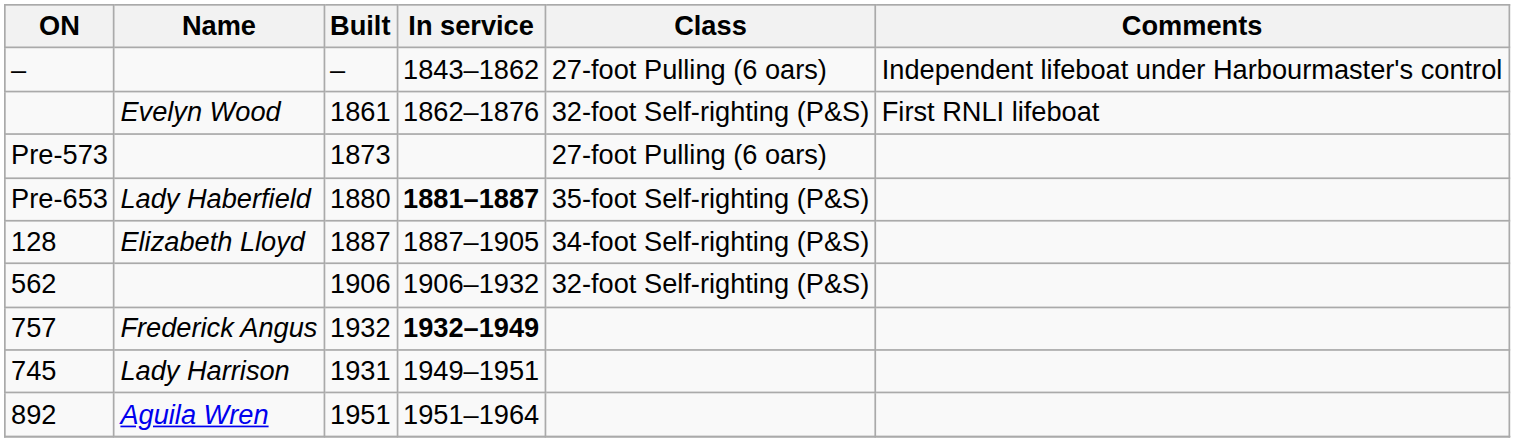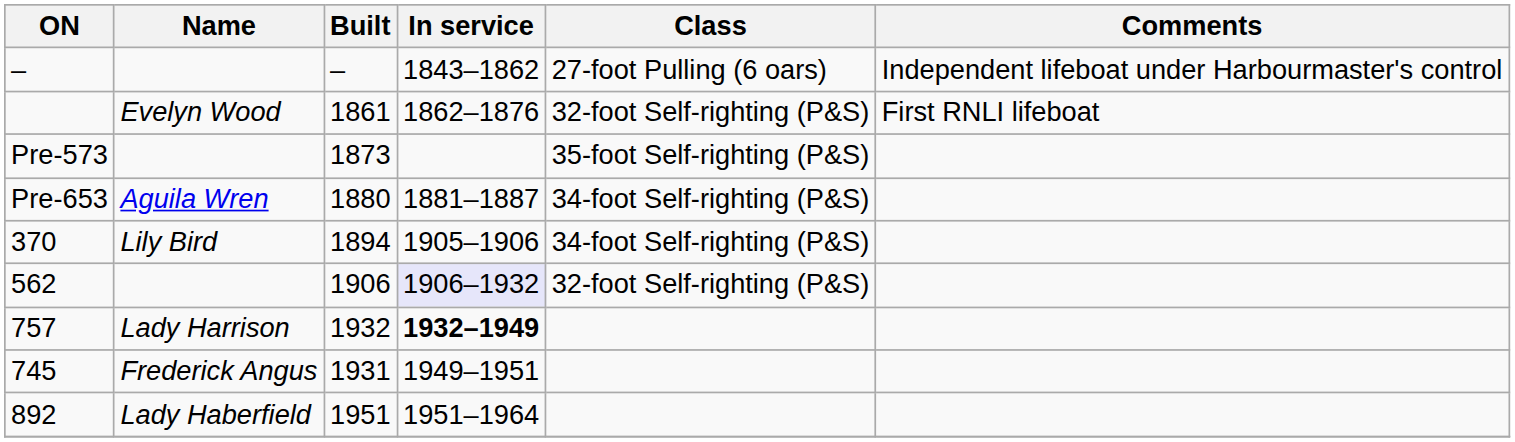(689, 155) 27-foot Pulling (6 oars) -> (710, 155) 35-foot Self-righting (P&S)
(216, 198) Lady Haberfield -> (195, 198) Aguila Wren
(471, 198) bold -> (471, 198) normal
(710, 198) 35-foot Self-righting (P&S) -> (710, 198) 34-foot Self-righting (P&S)
- row: (34, 241)
+ row: (34, 241)
(471, 284) no background -> (471, 284) lavender background
(219, 328) Frederick Angus -> (205, 328) Lady Harrison
(205, 371) Lady Harrison -> (219, 371) Frederick Angus
(195, 414) Aguila Wren -> (216, 414) Lady Haberfield
